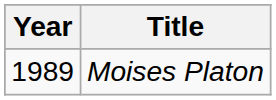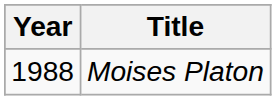(43, 71) 1989 -> (43, 71) 1988
